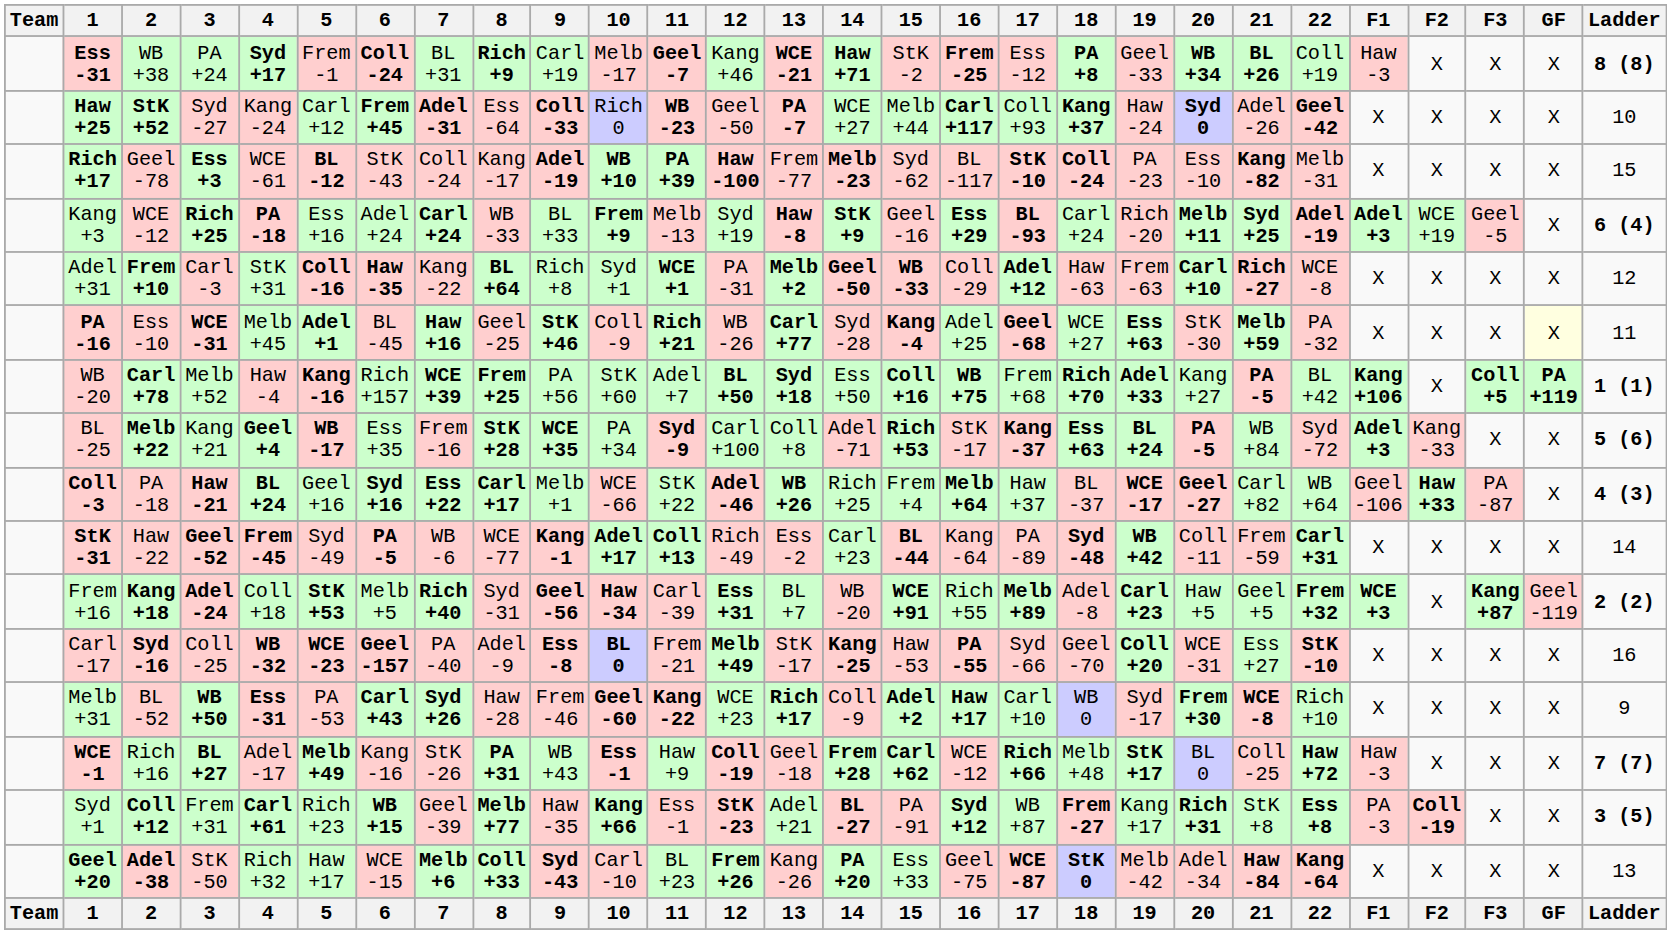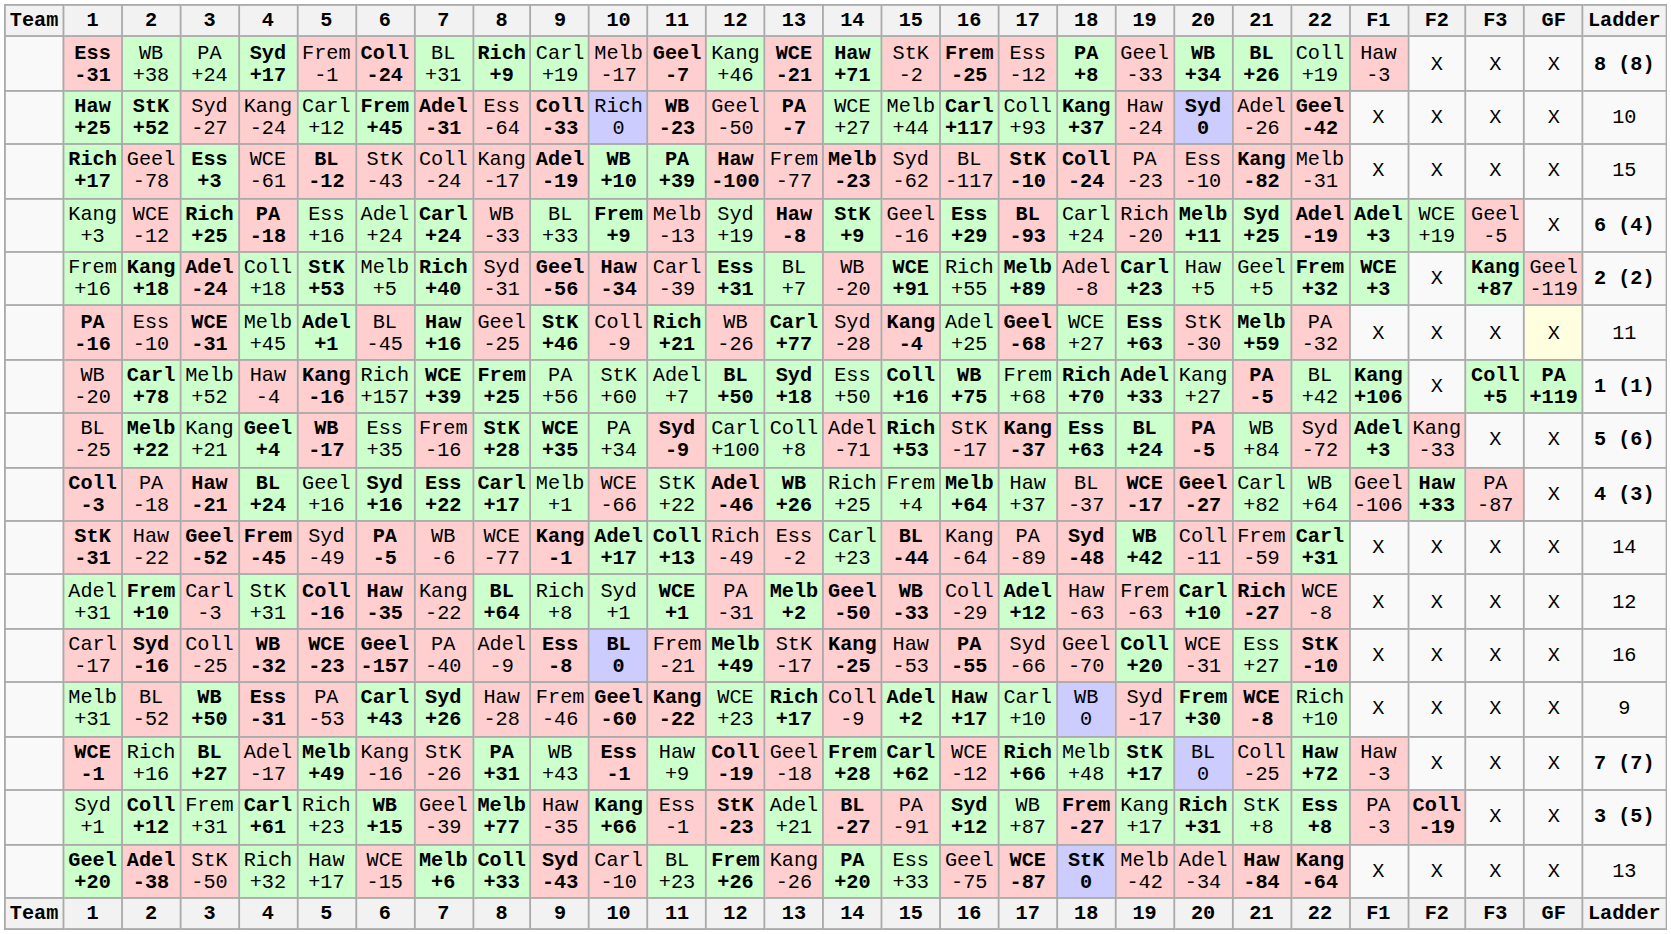rows swapped: (93, 279) <-> (93, 602)
